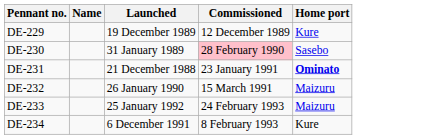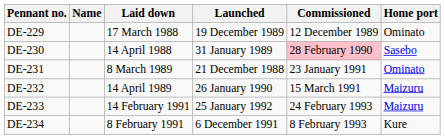+ column: (148, 13)
(307, 32) Kure -> (404, 32) Ominato
(317, 69) bold -> (404, 69) normal
